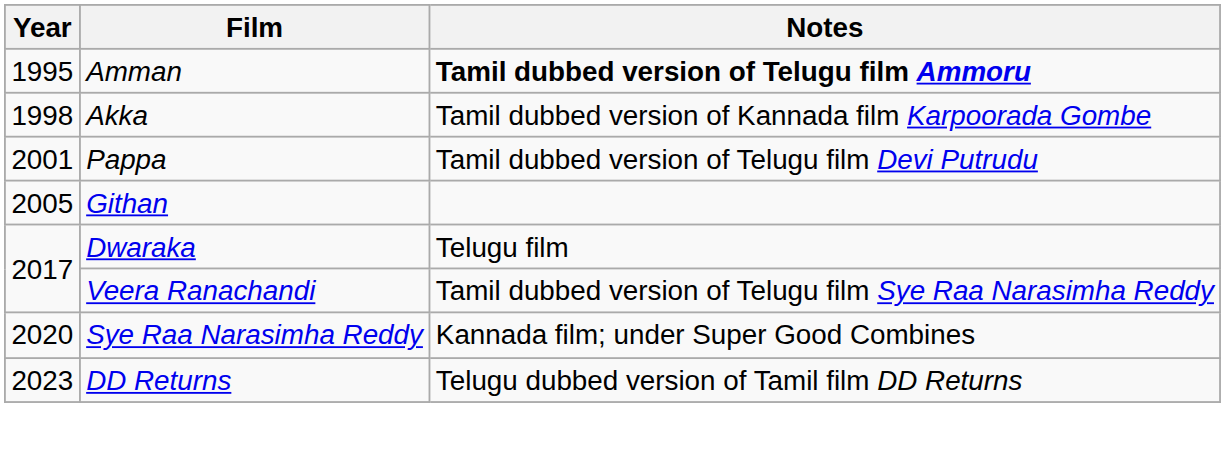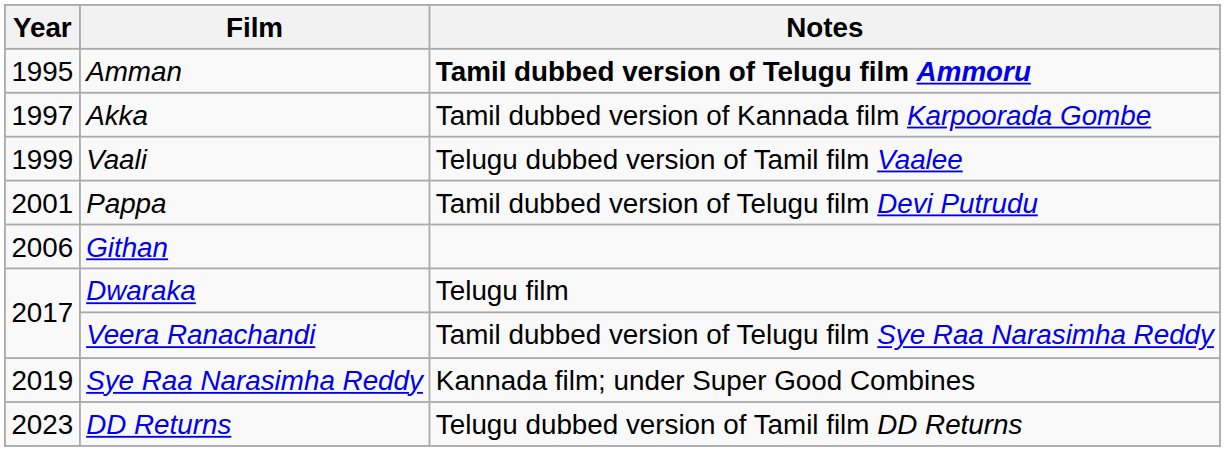(42, 115) 1998 -> (42, 115) 1997
+ row: (117, 159)
(42, 203) 2005 -> (42, 247) 2006
(42, 335) 2020 -> (42, 379) 2019
